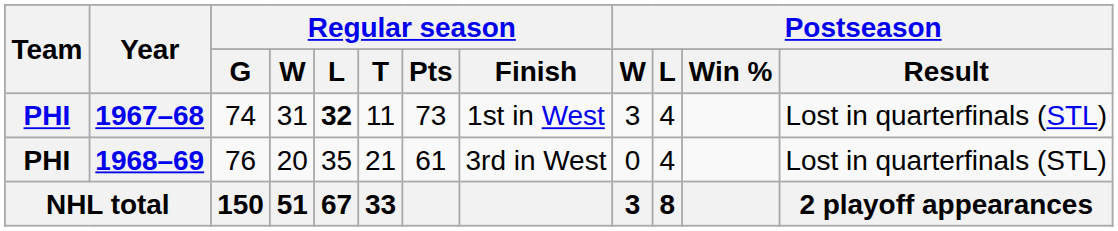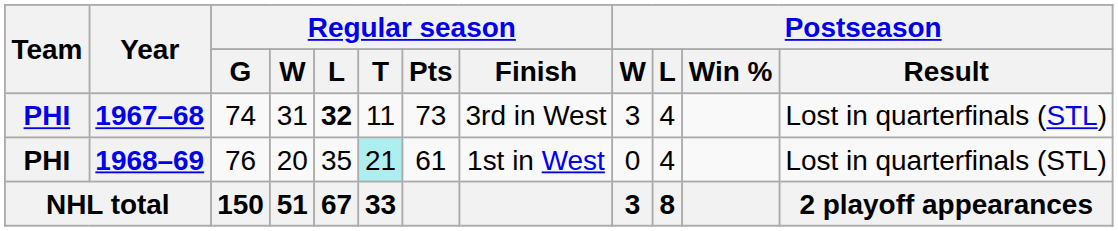(536, 116) 1st in West -> (536, 116) 3rd in West
(381, 160) no background -> (381, 160) paleturquoise background
(536, 160) 3rd in West -> (536, 160) 1st in West
